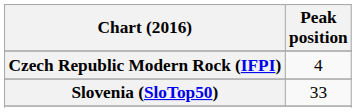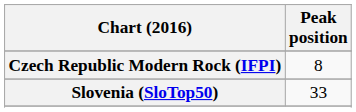(318, 65) 4 -> (318, 65) 8
